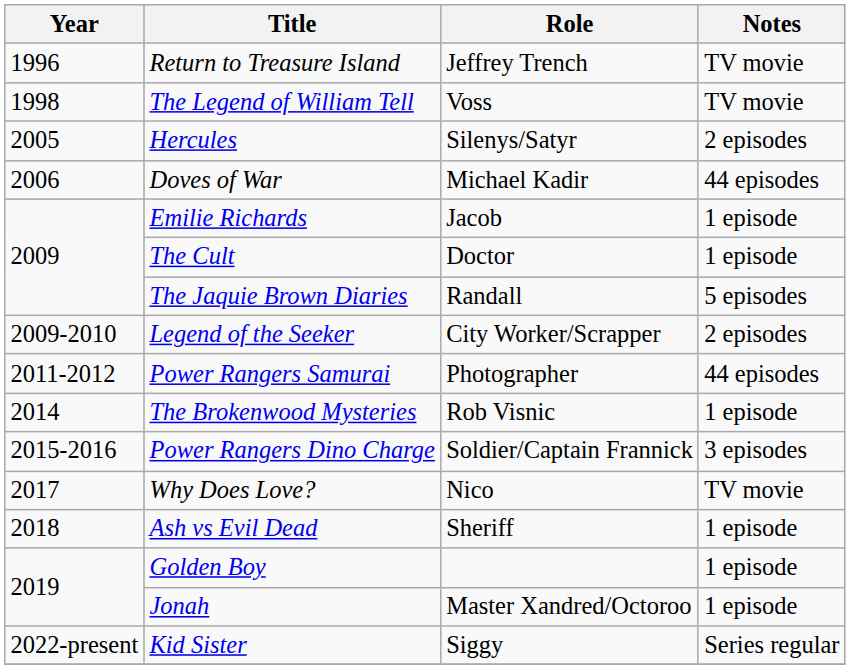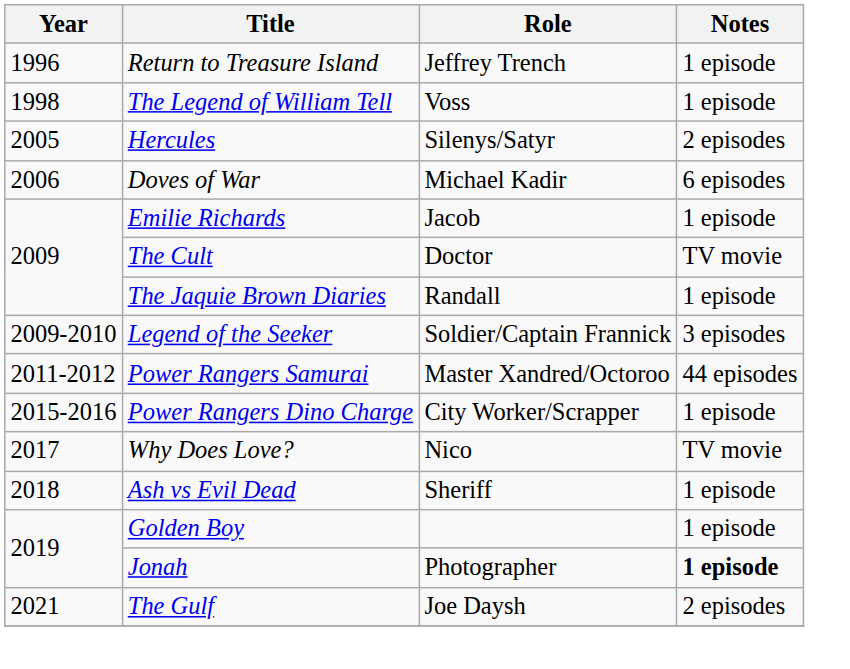(754, 62) TV movie -> (729, 62) 1 episode
(754, 101) TV movie -> (729, 101) 1 episode
(762, 179) 44 episodes -> (734, 179) 6 episodes
(751, 256) 1 episode -> (732, 256) TV movie
(756, 295) 5 episodes -> (729, 295) 1 episode
(553, 334) City Worker/Scrapper -> (548, 334) Soldier/Captain Frannick
(756, 334) 2 episodes -> (734, 334) 3 episodes
(512, 373) Photographer -> (547, 373) Master Xandred/Octoroo
- row: (283, 412)
(570, 450) Soldier/Captain Frannick -> (532, 412) City Worker/Scrapper
(756, 450) 3 episodes -> (729, 412) 1 episode
(569, 606) Master Xandred/Octoroo -> (490, 567) Photographer
(751, 606) normal -> (730, 567) bold
+ row: (171, 606)
- row: (198, 645)
